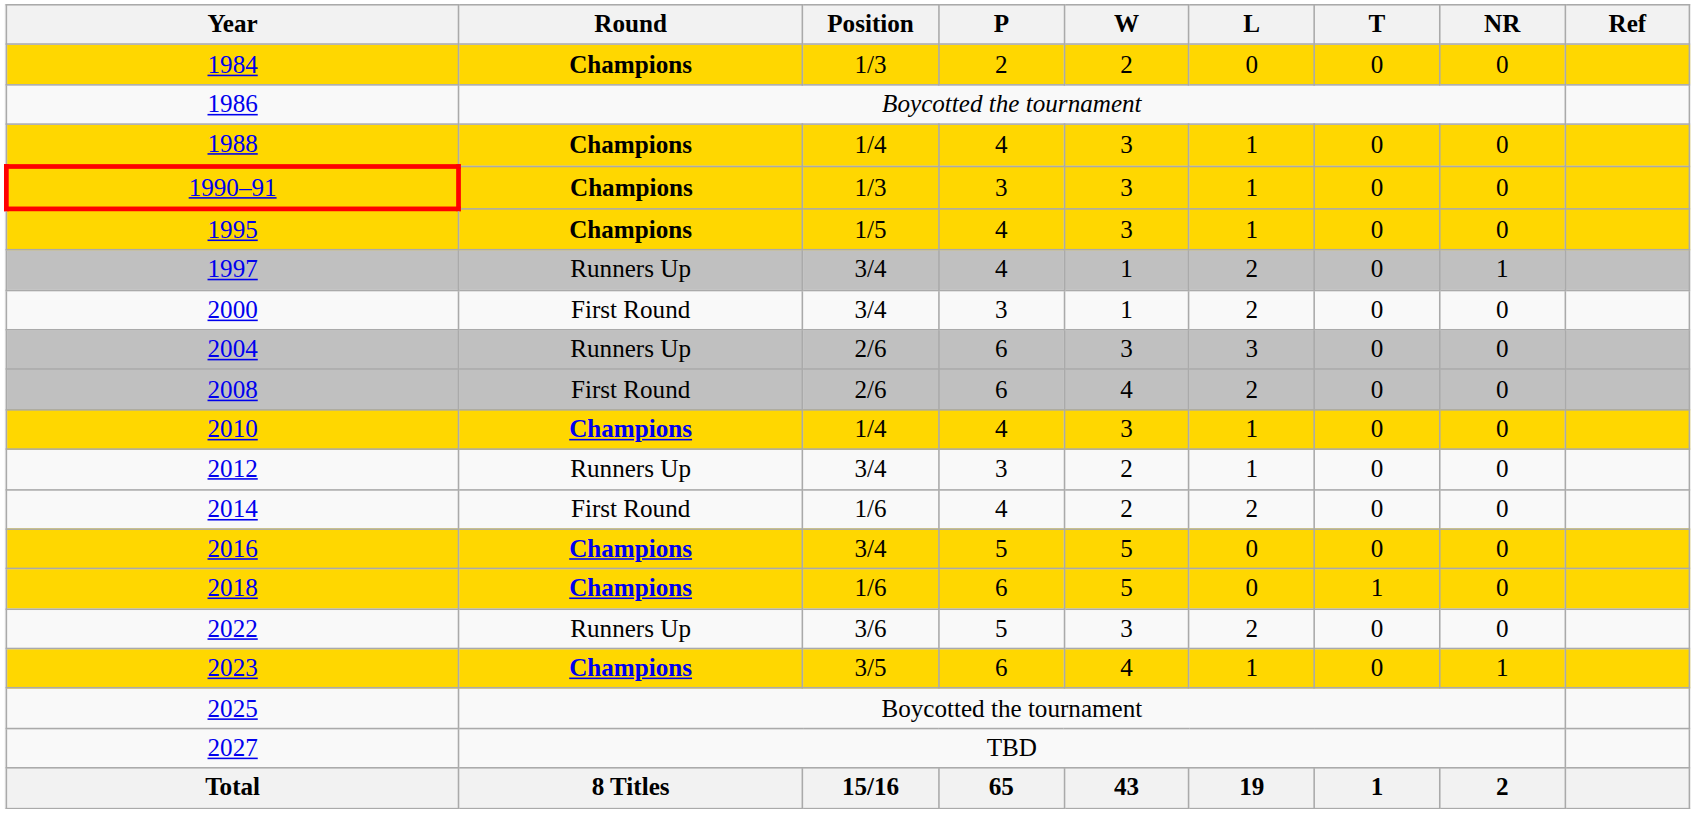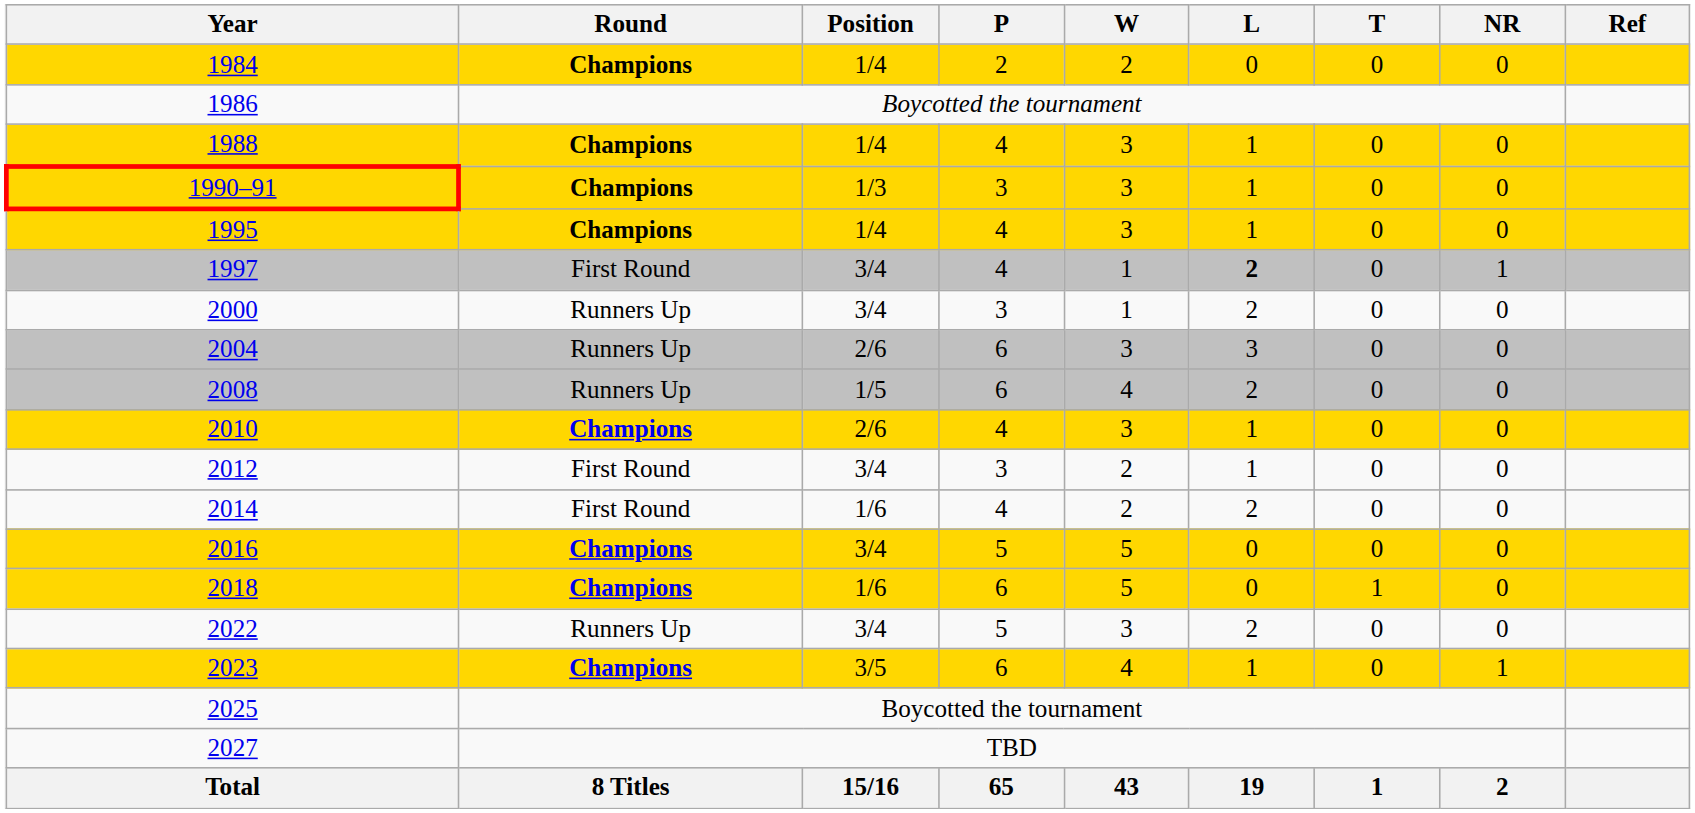(871, 64) 1/3 -> (871, 64) 1/4
(871, 229) 1/5 -> (871, 229) 1/4
(631, 269) Runners Up -> (631, 269) First Round
(1252, 269) normal -> (1252, 269) bold
(631, 309) First Round -> (631, 309) Runners Up
(631, 389) First Round -> (631, 389) Runners Up
(871, 389) 2/6 -> (871, 389) 1/5
(871, 429) 1/4 -> (871, 429) 2/6
(631, 468) Runners Up -> (631, 468) First Round
(871, 628) 3/6 -> (871, 628) 3/4
